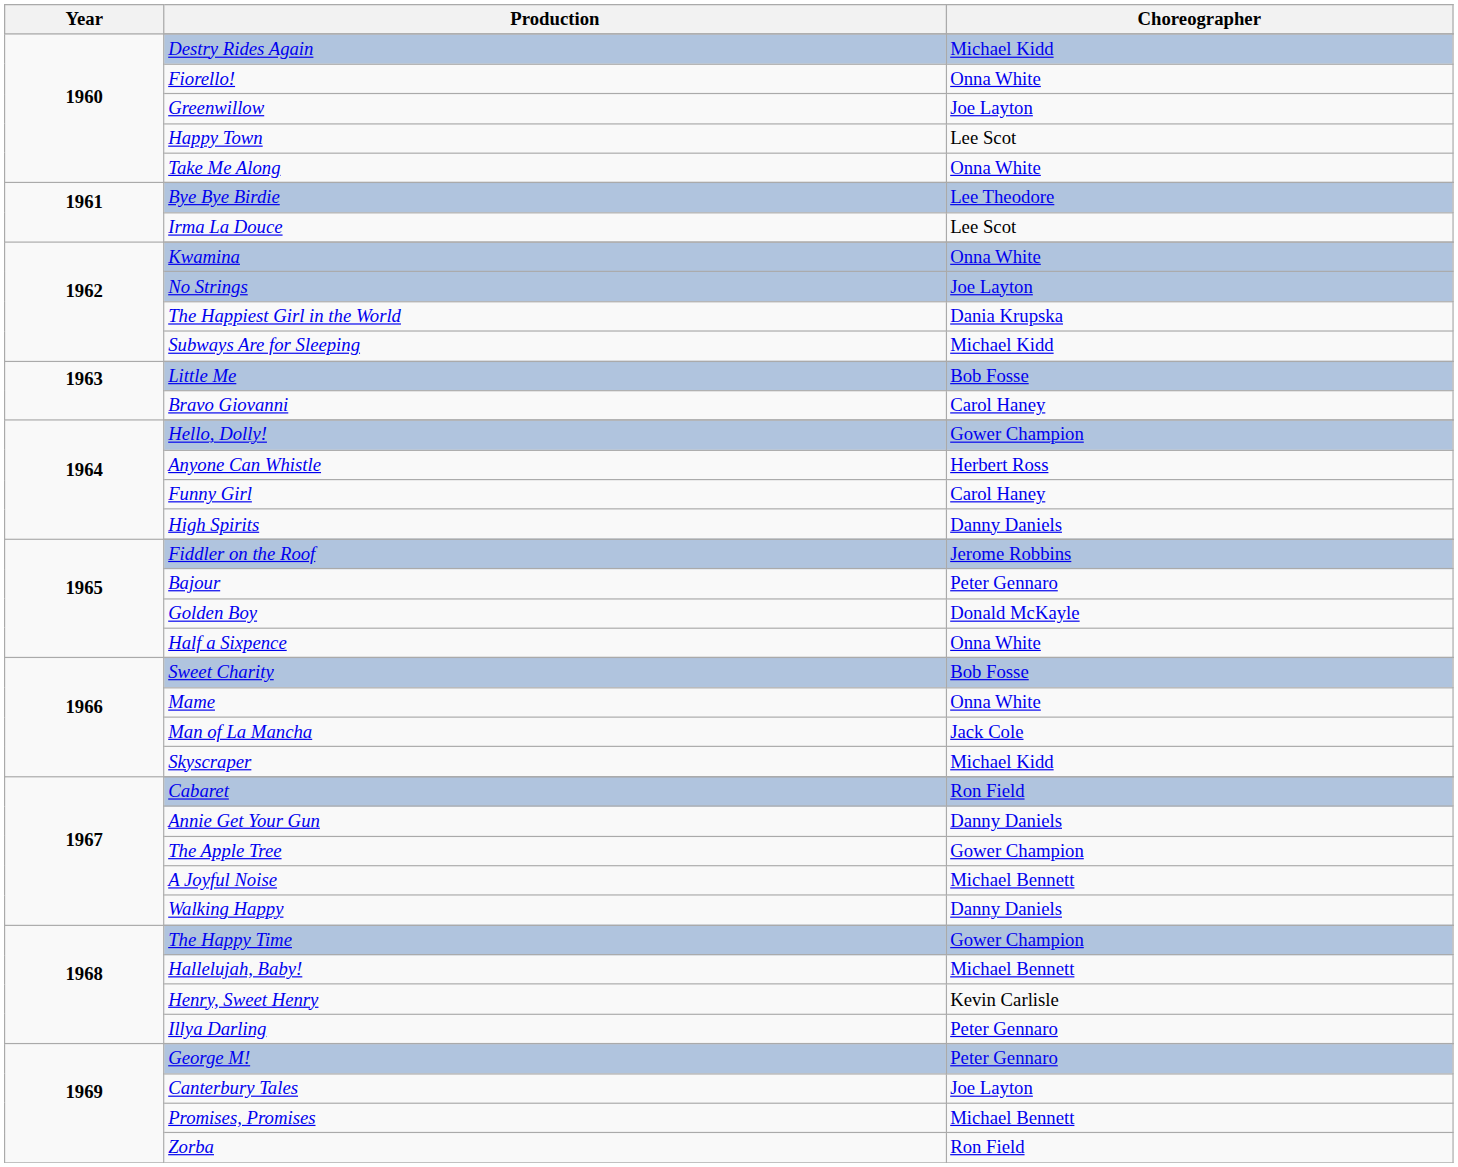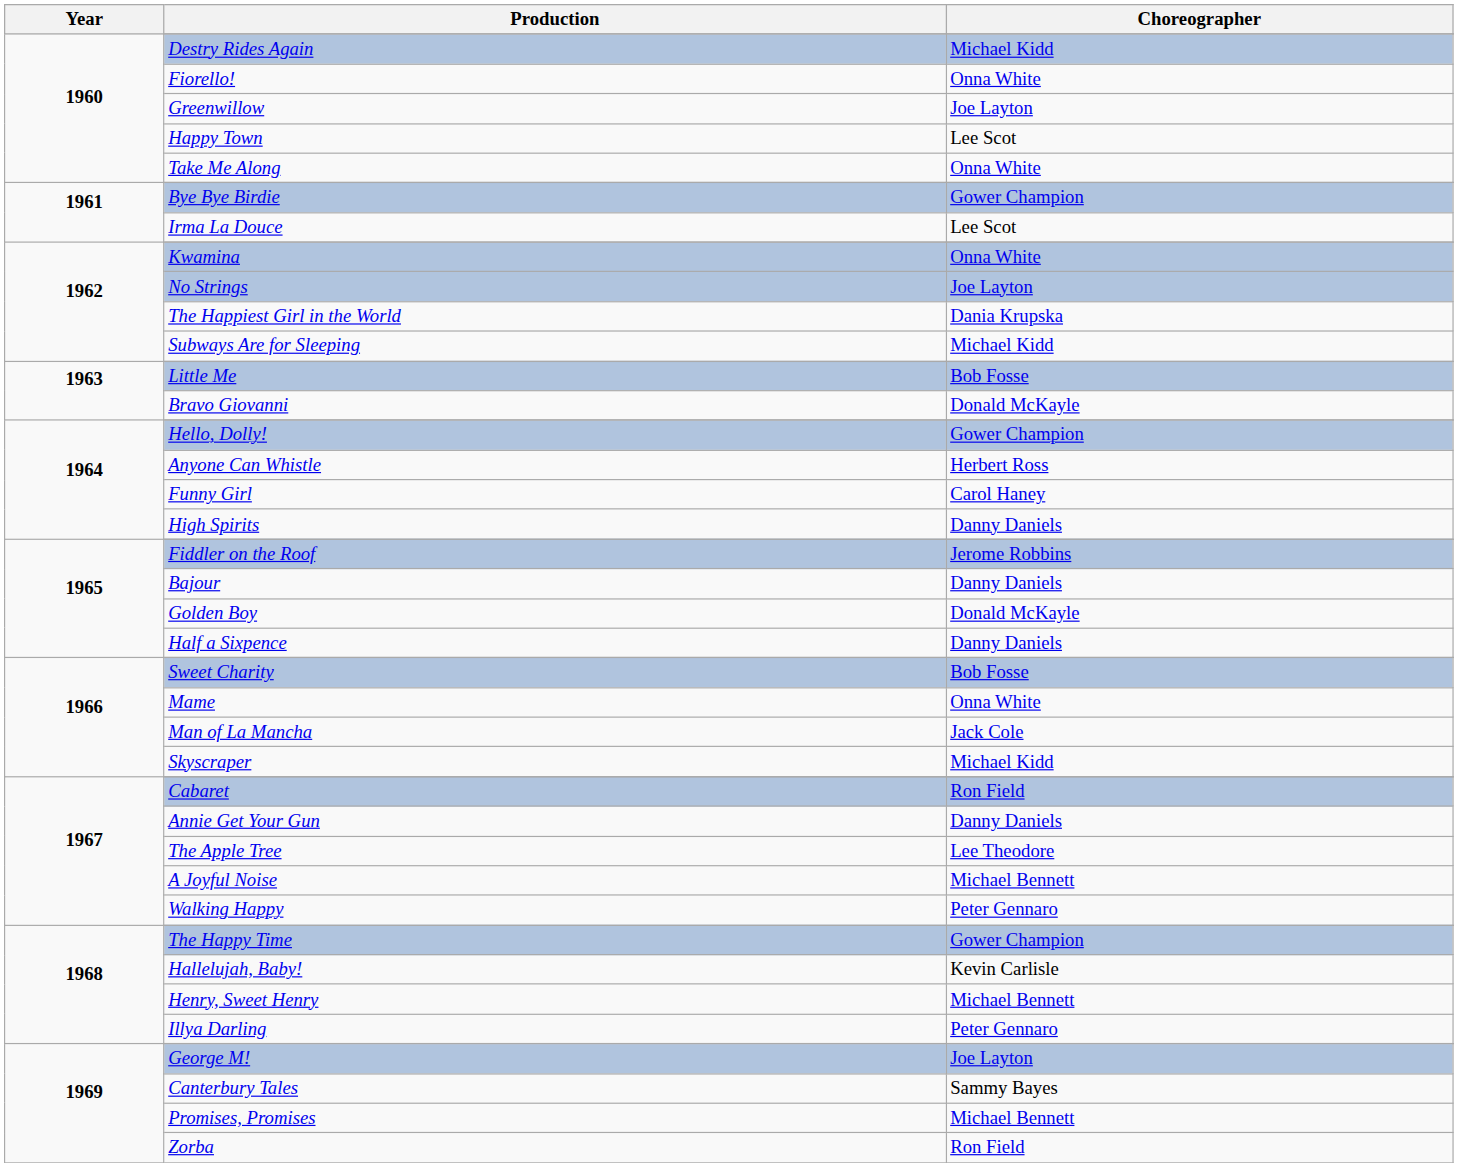(1002, 197) Lee Theodore -> (1017, 197) Gower Champion
(998, 405) Carol Haney -> (1015, 405) Donald McKayle
(1004, 583) Peter Gennaro -> (1006, 583) Danny Daniels
(996, 642) Onna White -> (1006, 642) Danny Daniels
(1017, 850) Gower Champion -> (1002, 850) Lee Theodore
(1006, 910) Danny Daniels -> (1004, 910) Peter Gennaro
(1012, 969) Michael Bennett -> (1005, 969) Kevin Carlisle
(1005, 999) Kevin Carlisle -> (1012, 999) Michael Bennett
(1004, 1058) Peter Gennaro -> (992, 1058) Joe Layton
(992, 1088) Joe Layton -> (1004, 1088) Sammy Bayes
